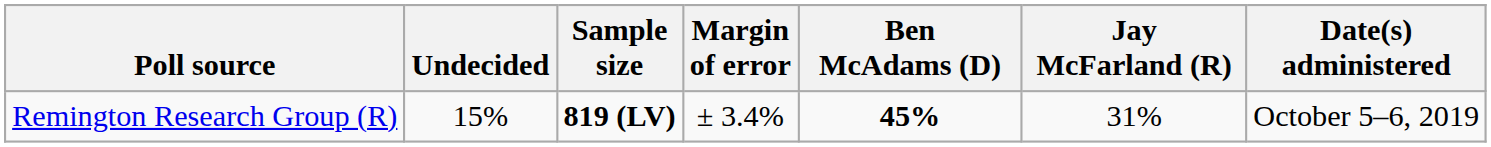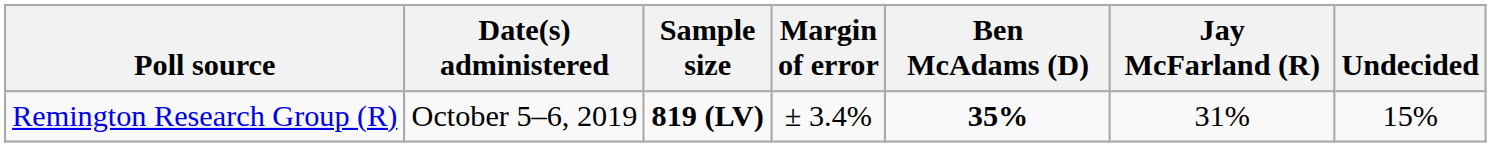columns swapped: (1366, 47) <-> (480, 65)
(910, 115) 45% -> (998, 115) 35%
